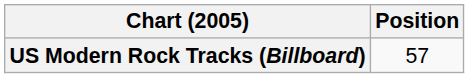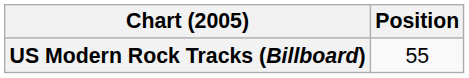(417, 55) 57 -> (417, 55) 55
